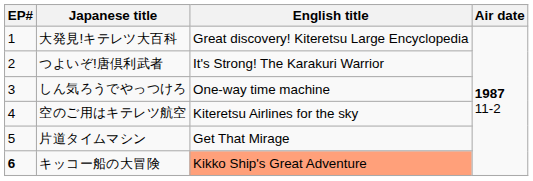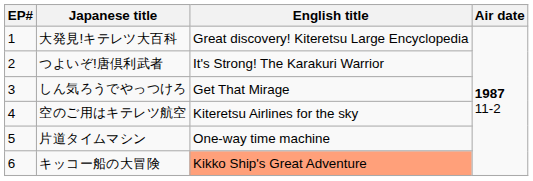(262, 89) One-way time machine -> (241, 89) Get That Mirage
(241, 138) Get That Mirage -> (262, 138) One-way time machine
(11, 163) bold -> (11, 163) normal
